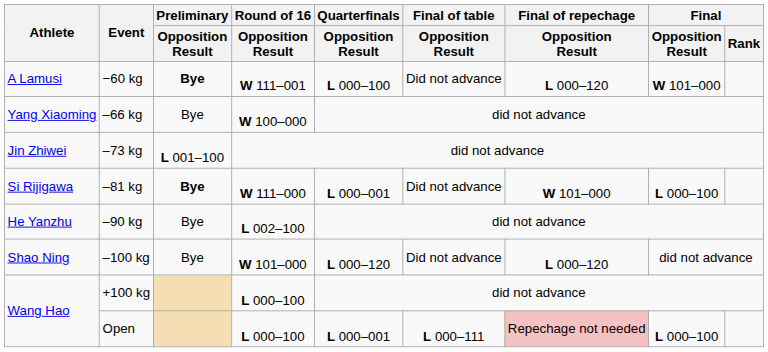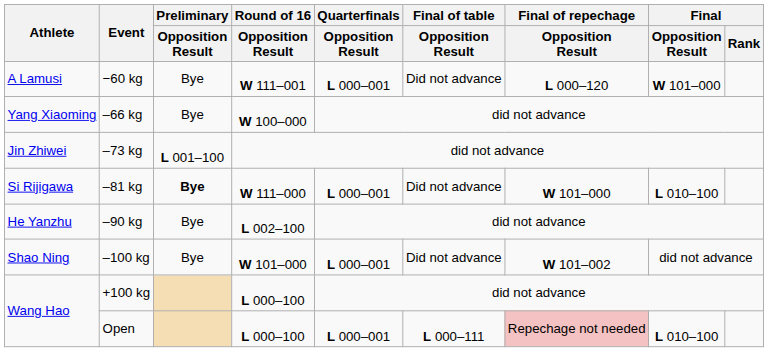(192, 79) bold -> (192, 79) normal
(359, 87) L 000–100 -> (359, 87) L 000–001
(687, 194) L 000–100 -> (687, 194) L 010–100
(359, 265) L 000–120 -> (359, 265) L 000–001
(577, 265) L 000–120 -> (577, 265) W 101–002
(687, 336) L 000–100 -> (687, 336) L 010–100
